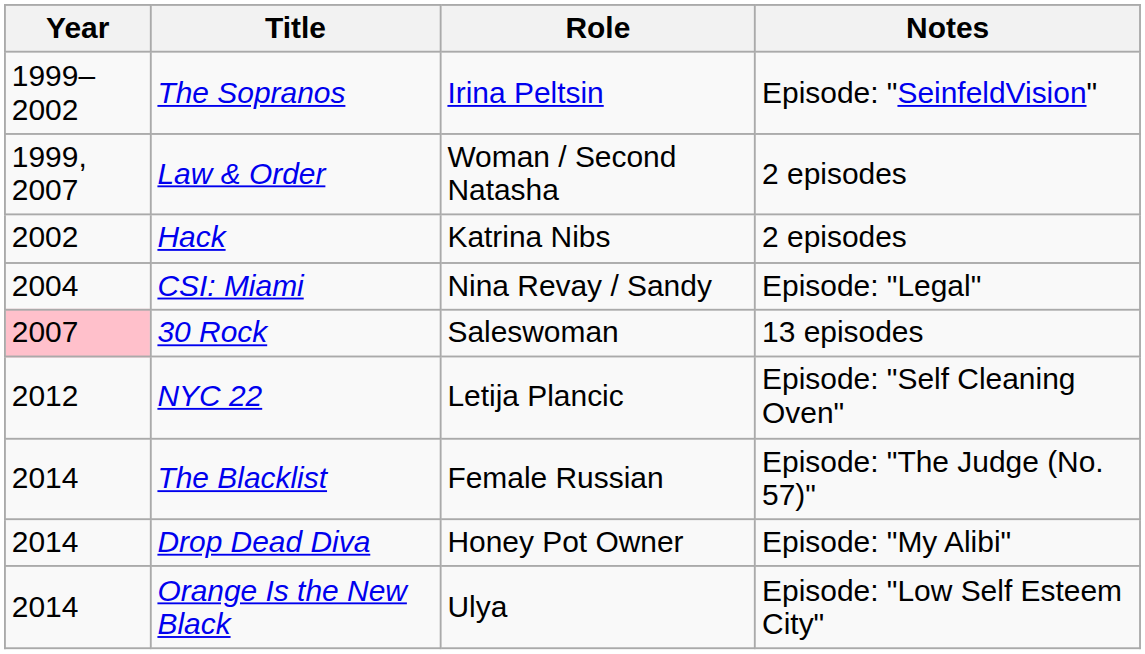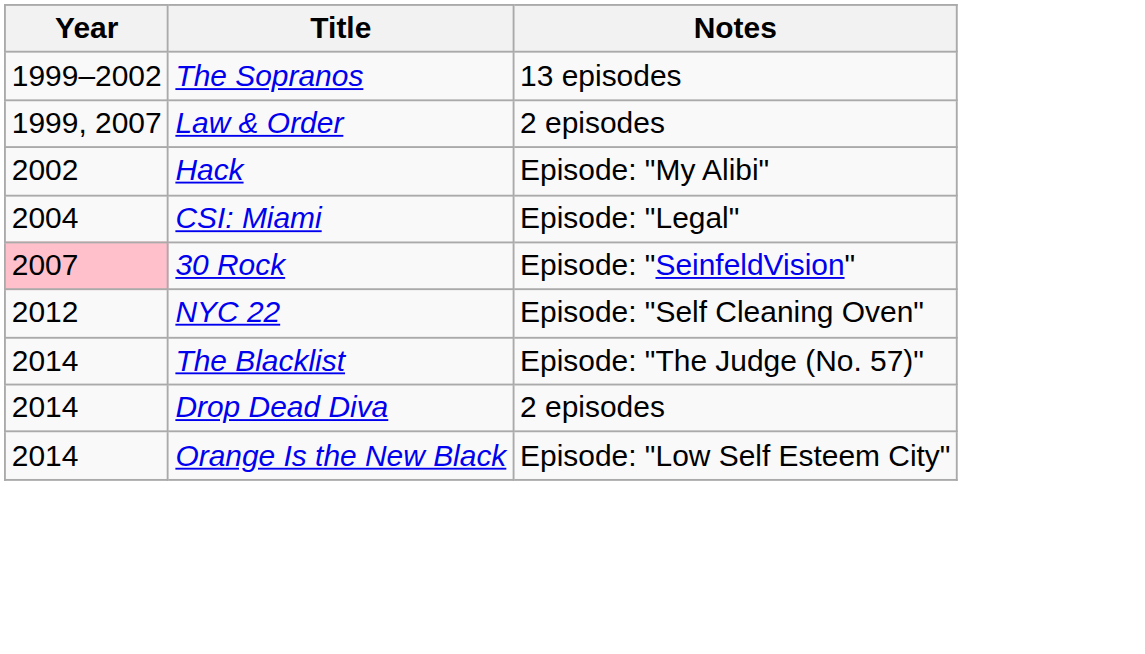- column: (598, 28)
(930, 92) Episode: "SeinfeldVision" -> (601, 75) 13 episodes
(834, 237) 2 episodes -> (645, 170) Episode: "My Alibi"
(843, 332) 13 episodes -> (688, 265) Episode: "SeinfeldVision"
(887, 542) Episode: "My Alibi" -> (592, 407) 2 episodes
